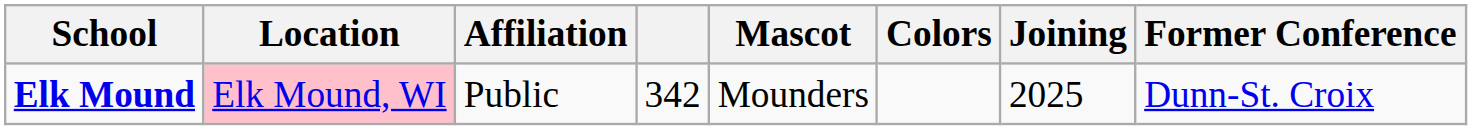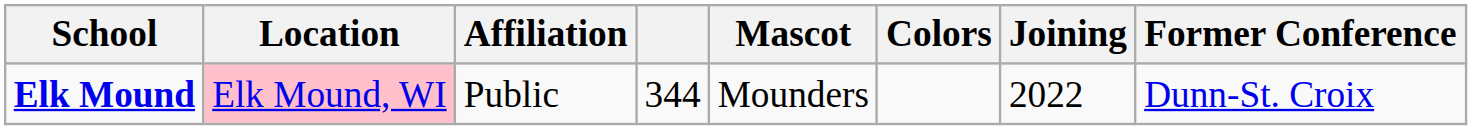(673, 93) 342 -> (673, 93) 344
(1046, 93) 2025 -> (1046, 93) 2022
